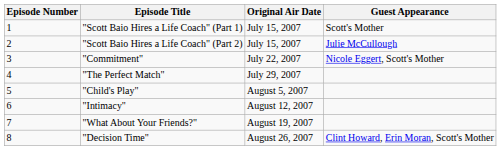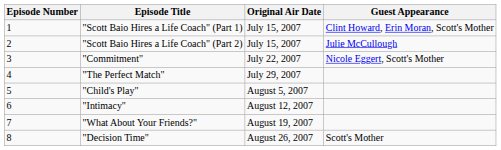(355, 28) Scott's Mother -> (410, 28) Clint Howard, Erin Moran, Scott's Mother
(410, 138) Clint Howard, Erin Moran, Scott's Mother -> (355, 138) Scott's Mother
